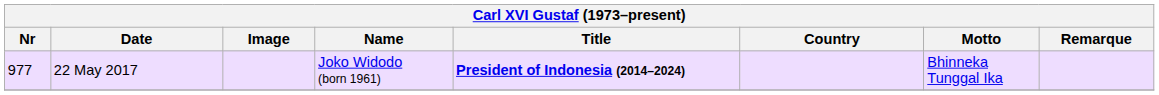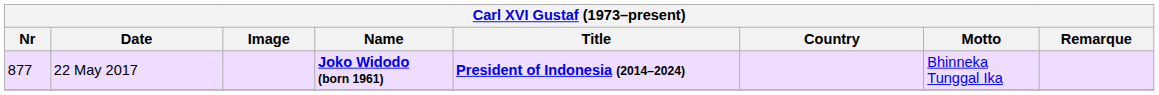(20, 70) 977 -> (20, 70) 877
(360, 70) normal -> (364, 70) bold
